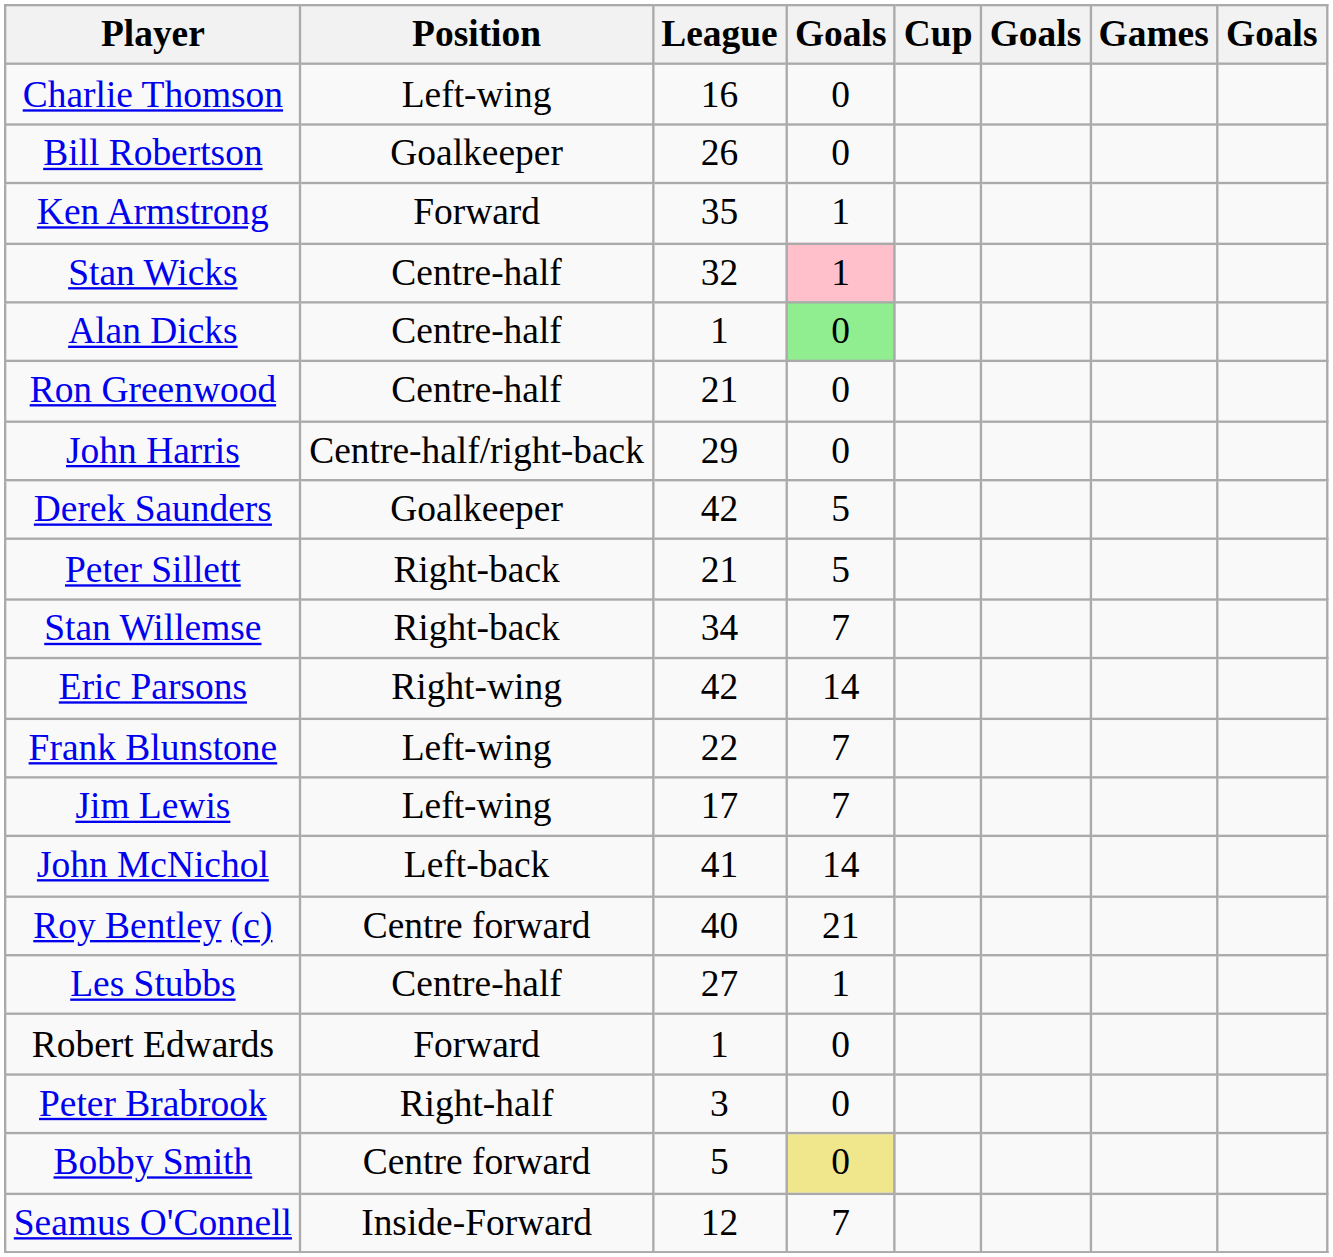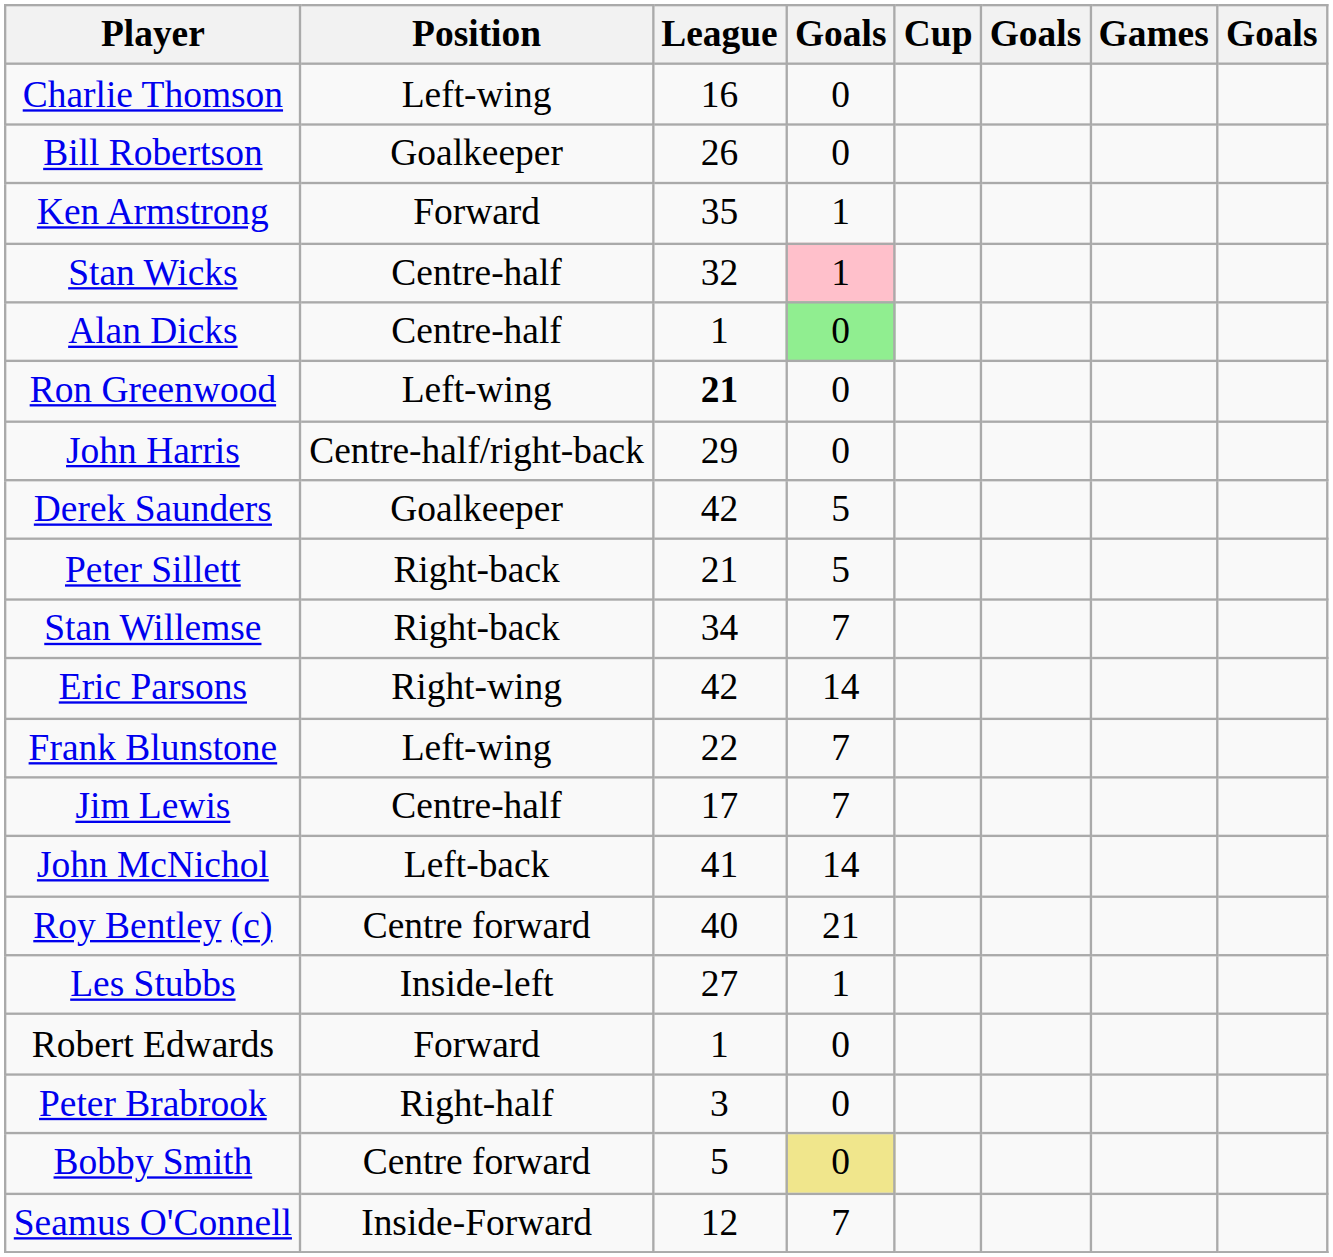(477, 390) Centre-half -> (477, 390) Left-wing
(719, 390) normal -> (719, 390) bold
(477, 806) Left-wing -> (477, 806) Centre-half
(477, 984) Centre-half -> (477, 984) Inside-left
